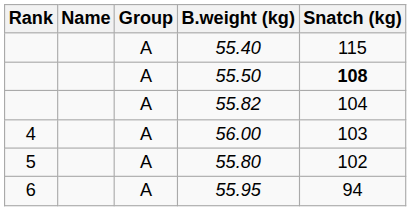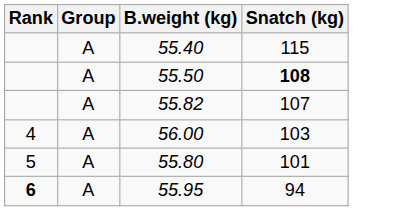- column: (86, 18)
(352, 104) 104 -> (295, 104) 107
(352, 162) 102 -> (295, 162) 101
(31, 190) normal -> (31, 190) bold
